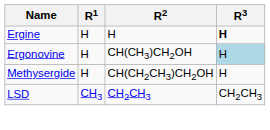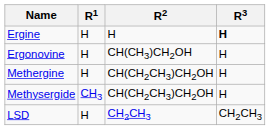(223, 54) lightblue background -> (223, 54) no background
+ row: (36, 74)
(85, 74) H -> (91, 95) CH3
(91, 95) CH3 -> (85, 114) H
